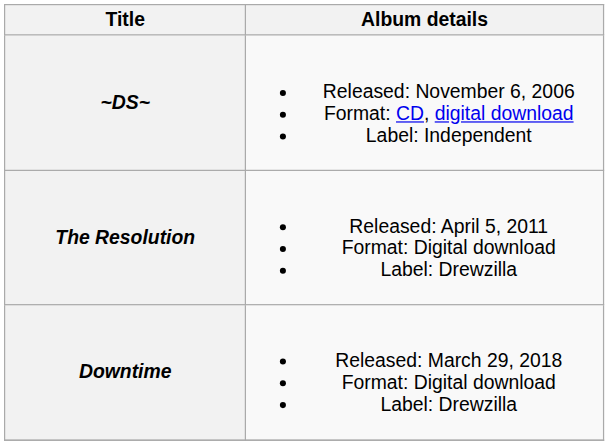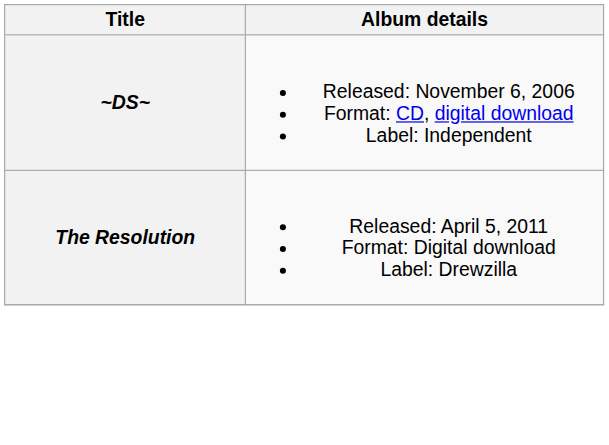- row: (125, 372)
